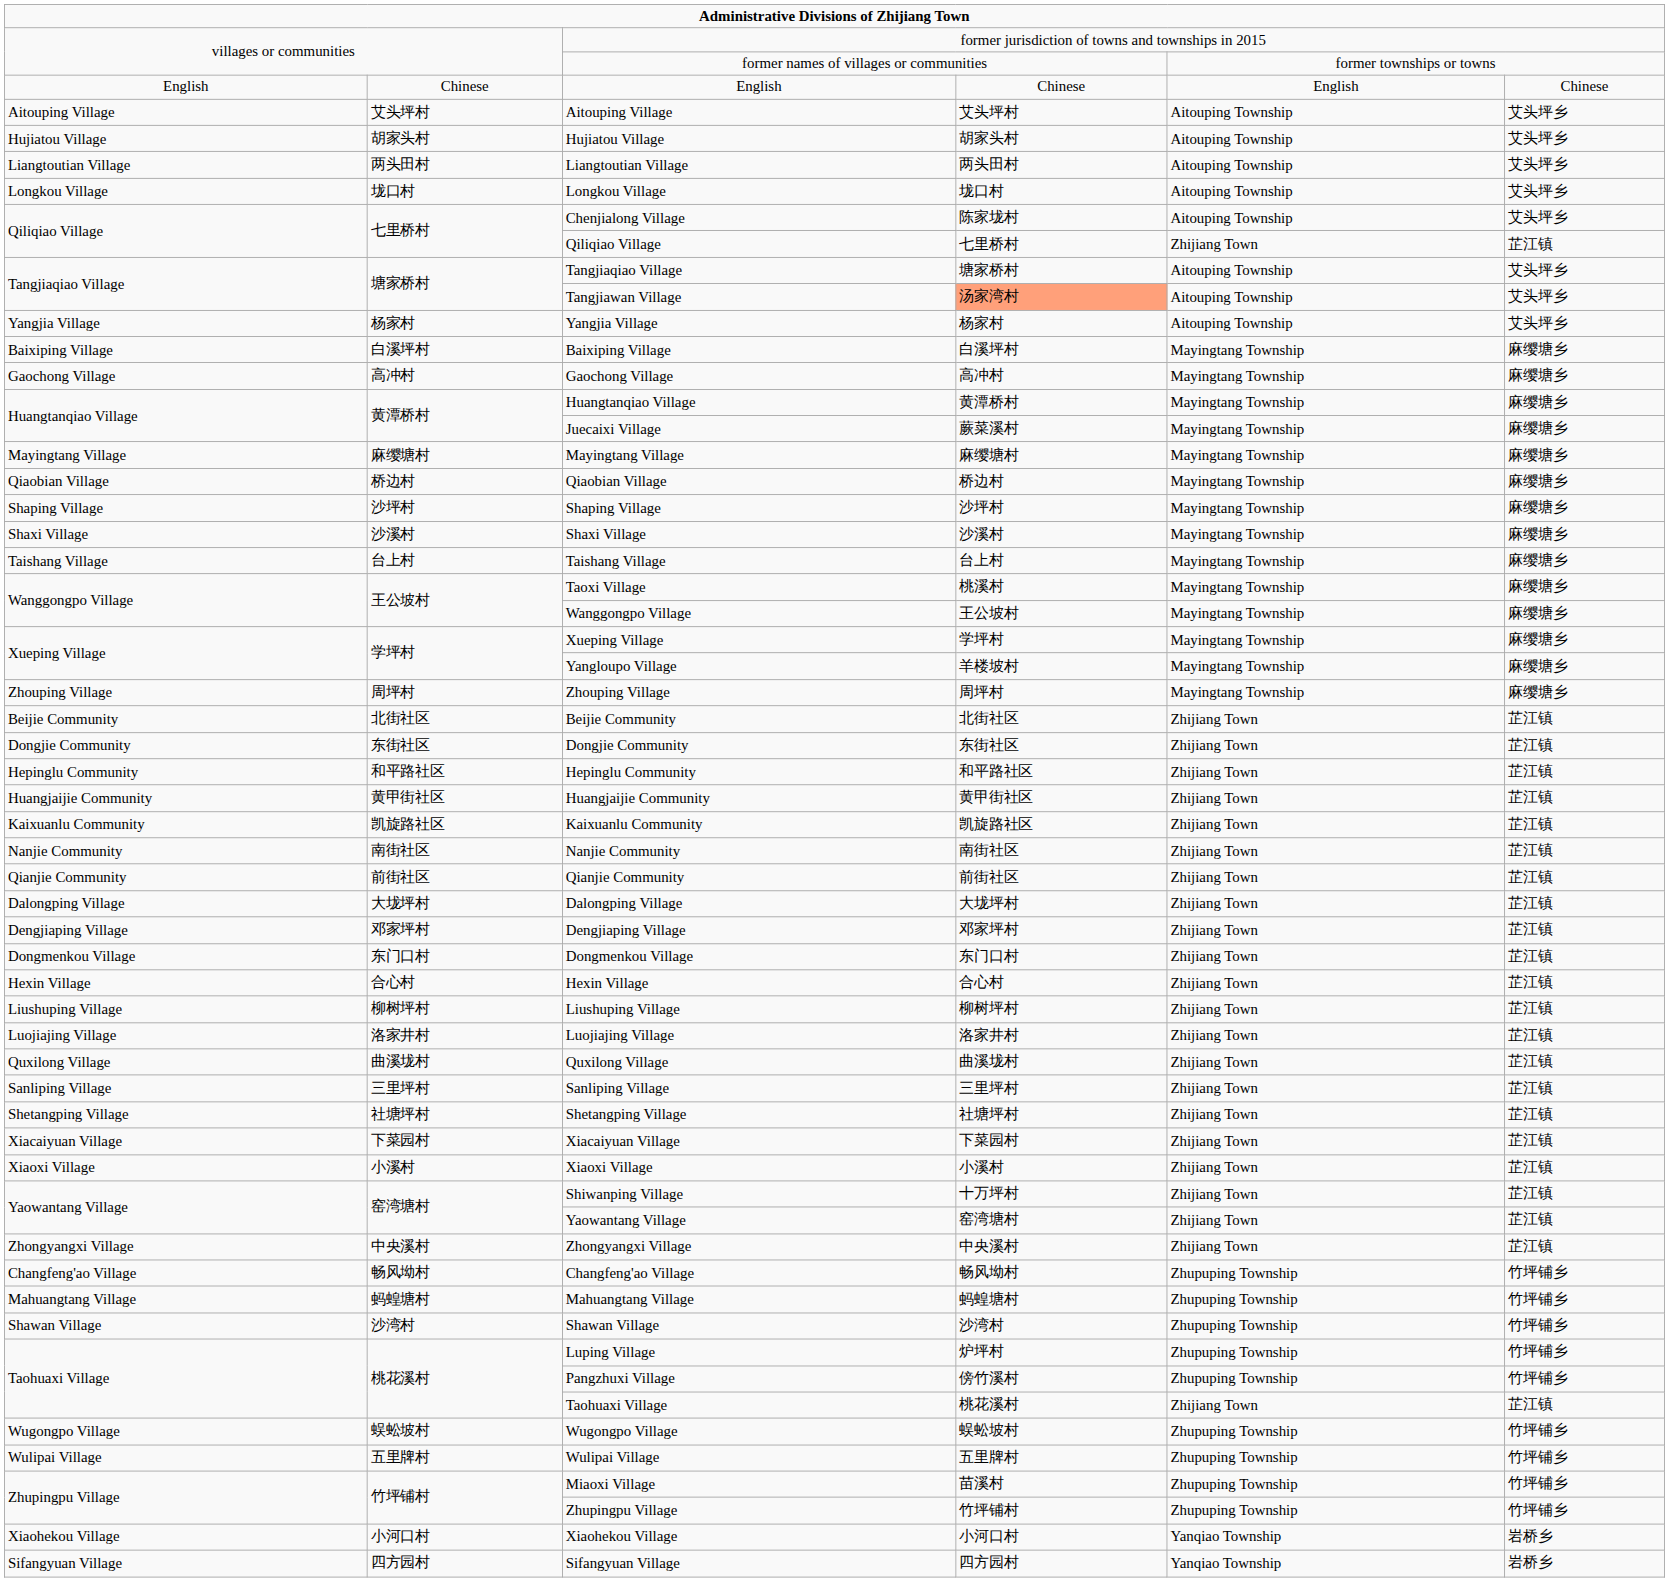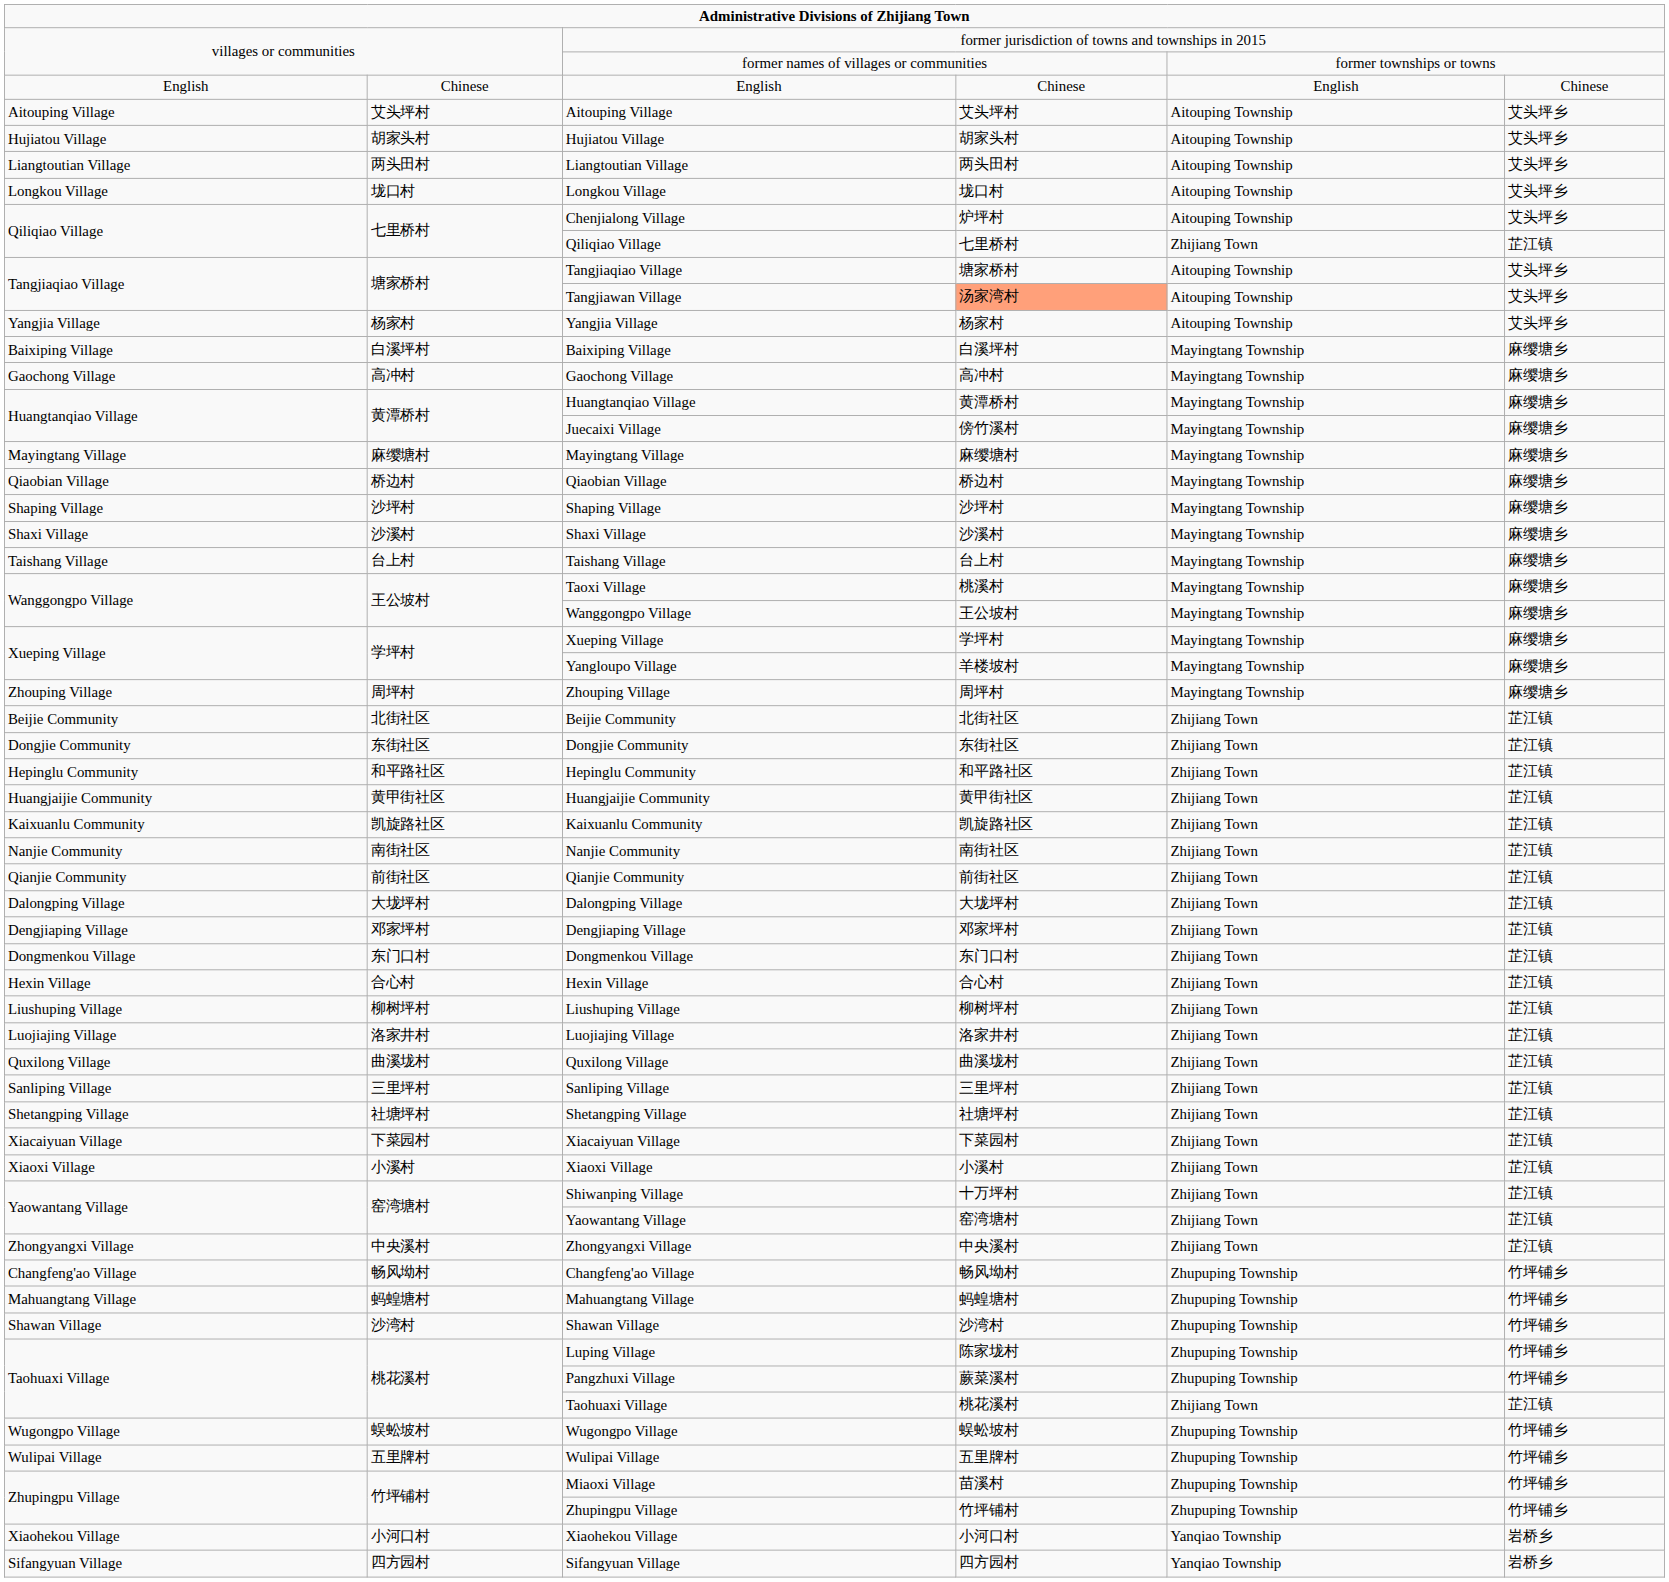(989, 217) 陈家垅村 -> (981, 217) 炉坪村
(989, 428) 蕨菜溪村 -> (989, 428) 傍竹溪村
(981, 1351) 炉坪村 -> (989, 1351) 陈家垅村
(989, 1378) 傍竹溪村 -> (989, 1378) 蕨菜溪村
